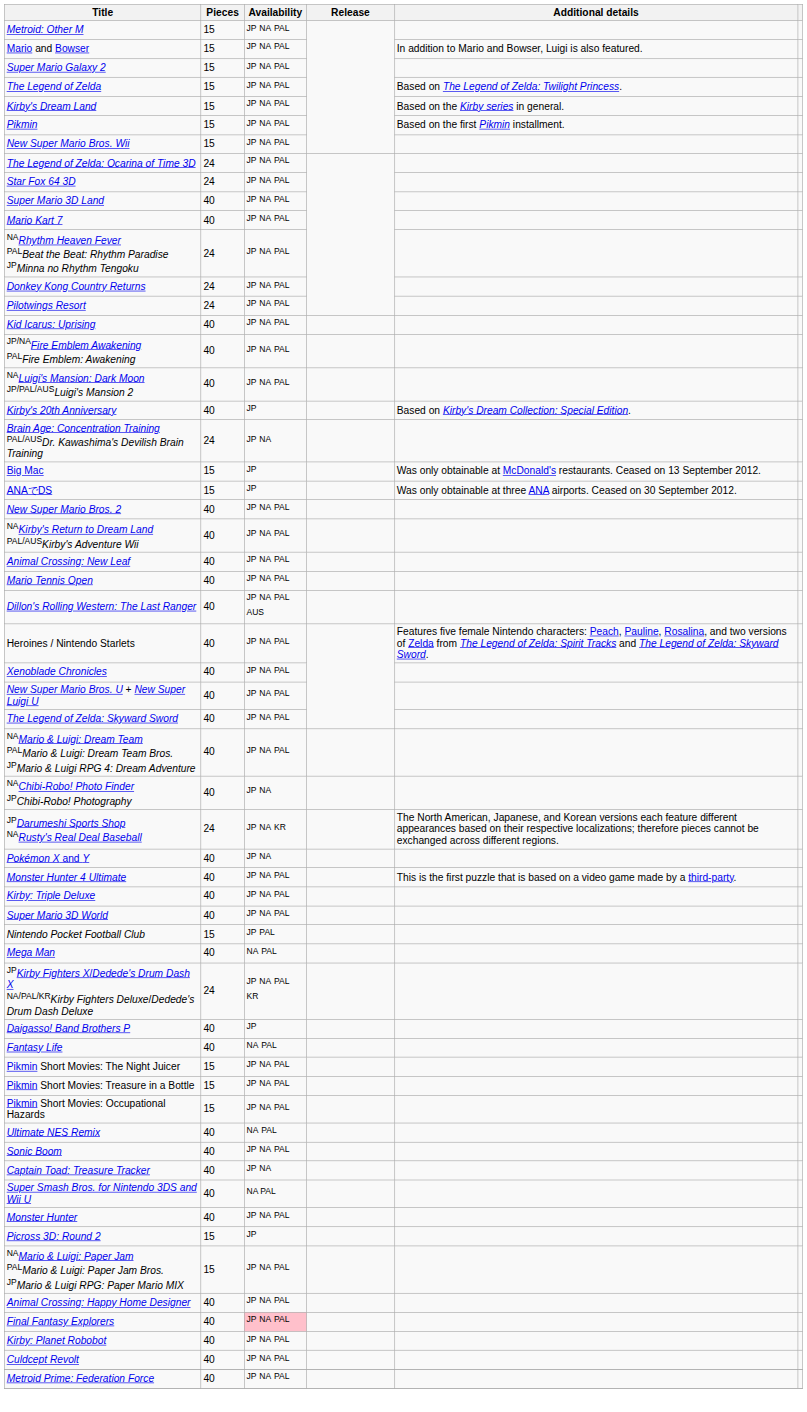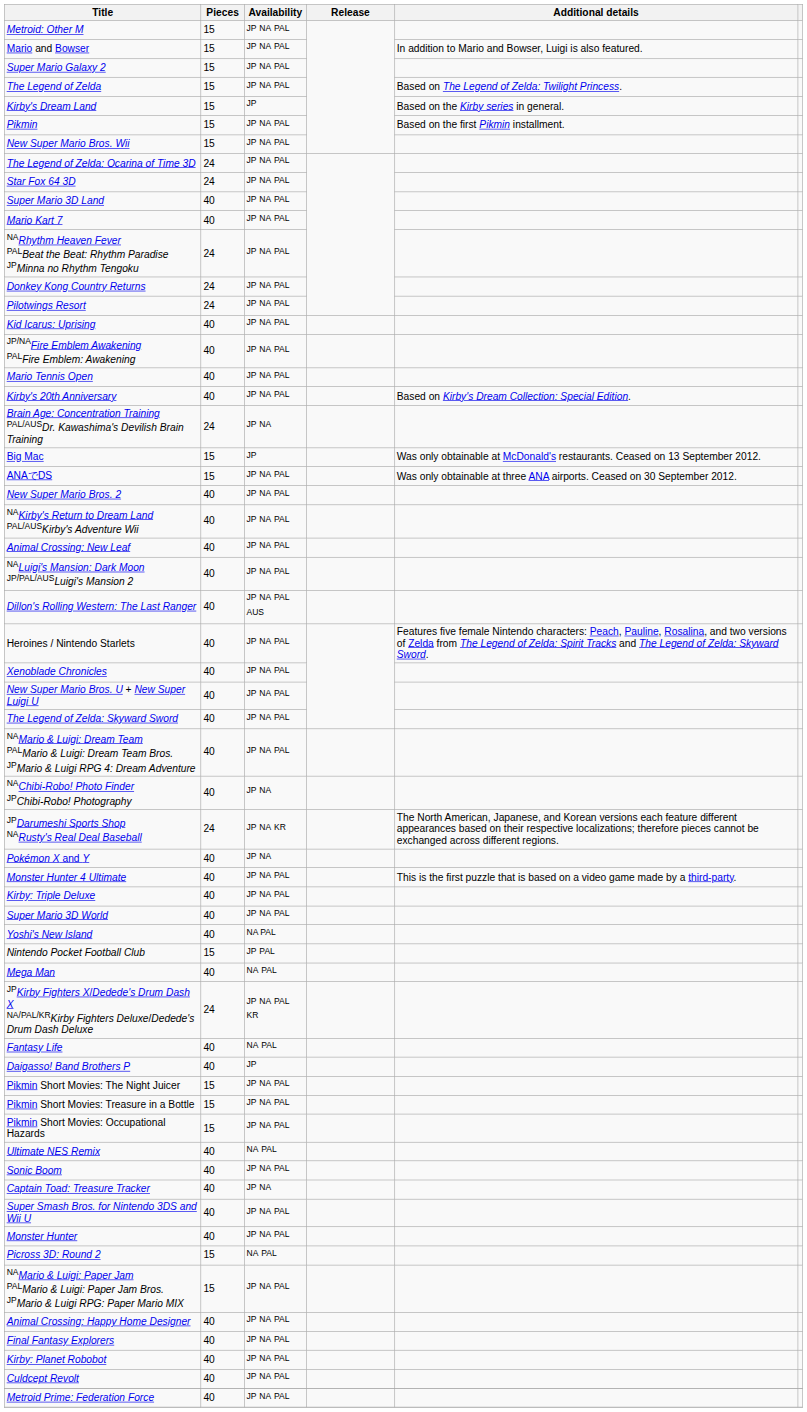(268, 106) JP NA PAL -> (251, 104) JP
rows swapped: (50, 580) <-> (76, 384)
(251, 408) JP -> (268, 396) JP NA PAL
(251, 488) JP -> (268, 476) JP NA PAL
+ row: (49, 934)
rows swapped: (68, 1028) <-> (35, 1047)
(261, 1192) NA PAL -> (268, 1213) JP NA PAL
(251, 1234) JP -> (262, 1255) NA PAL
(268, 1322) pink background -> (268, 1341) no background
